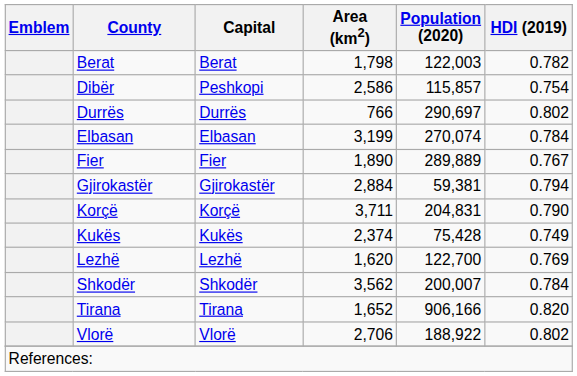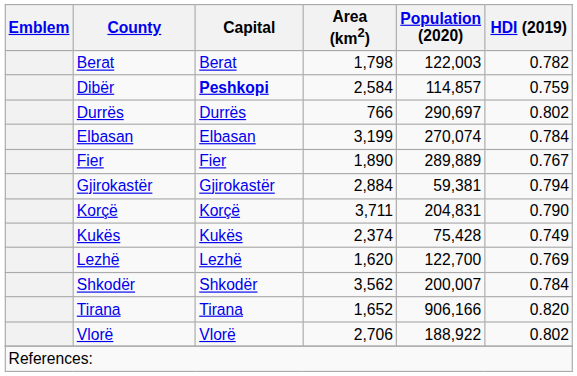(231, 87) normal -> (234, 87) bold
(373, 87) 2,586 -> (373, 87) 2,584
(453, 87) 115,857 -> (453, 87) 114,857
(549, 87) 0.754 -> (549, 87) 0.759
